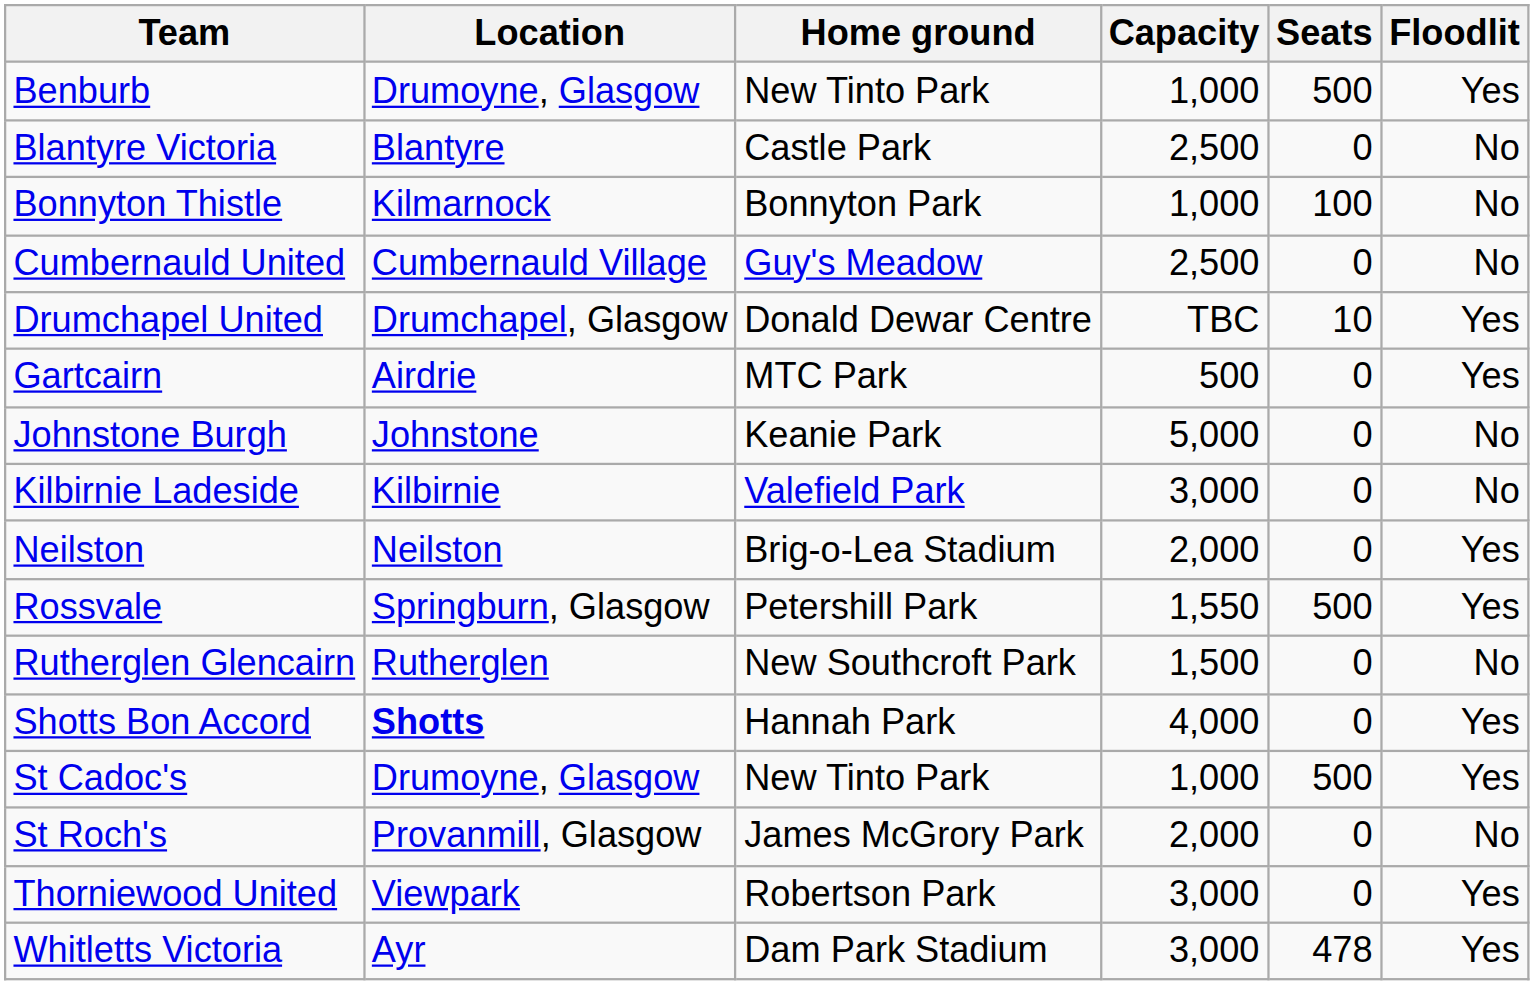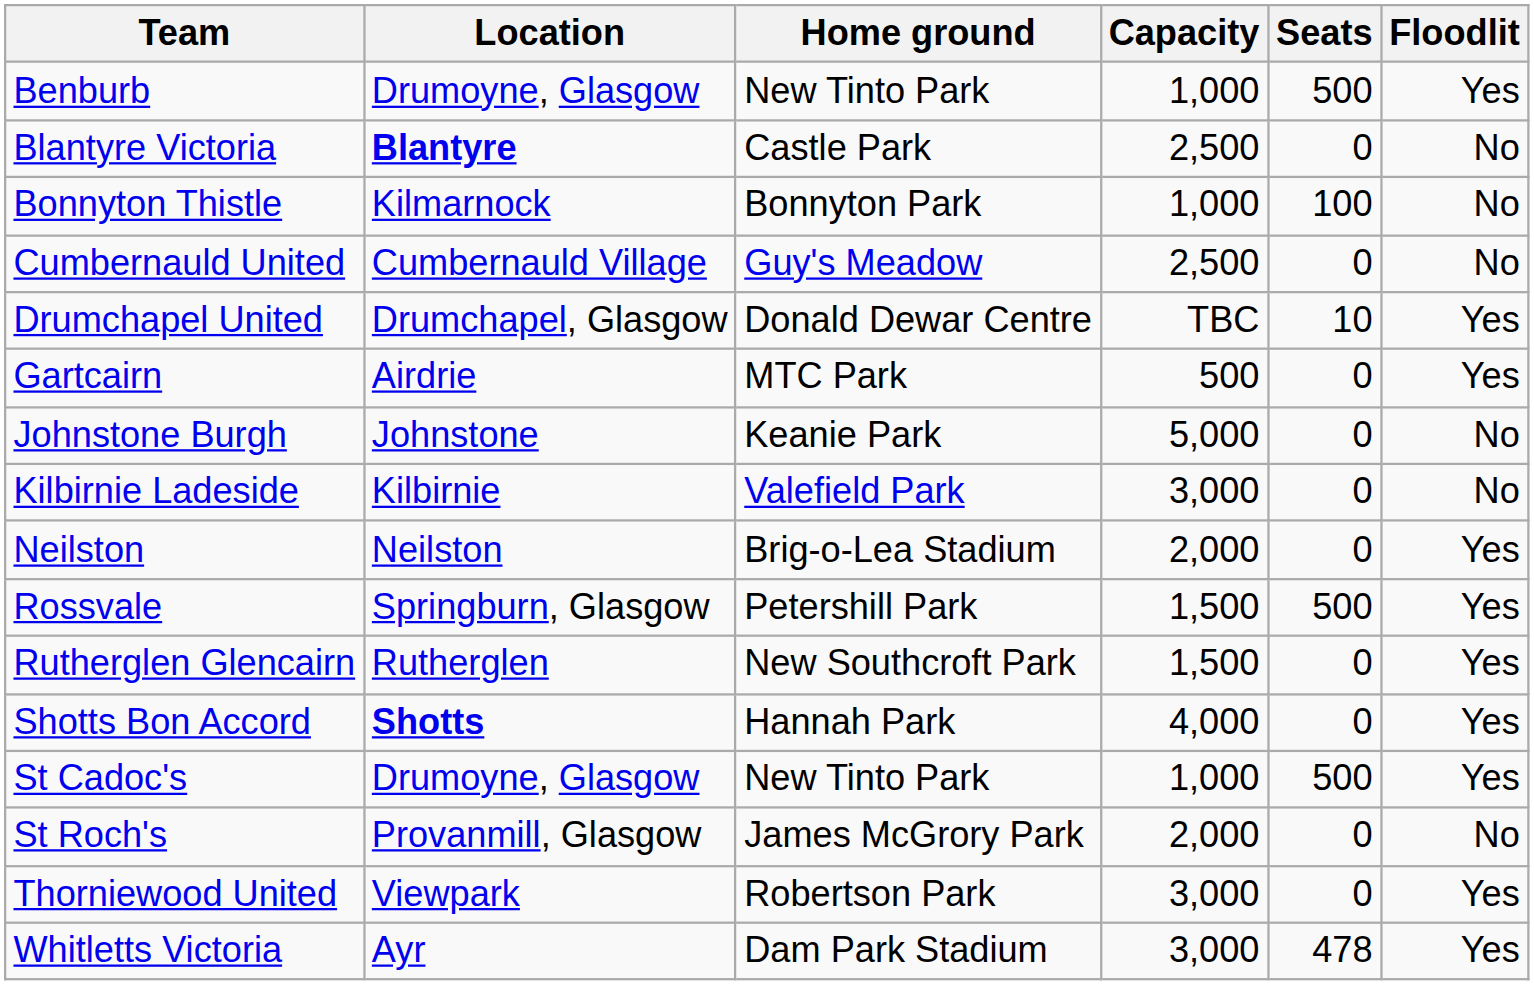(438, 147) normal -> (444, 147) bold
(1214, 606) 1,550 -> (1214, 606) 1,500
(1497, 663) No -> (1490, 663) Yes
